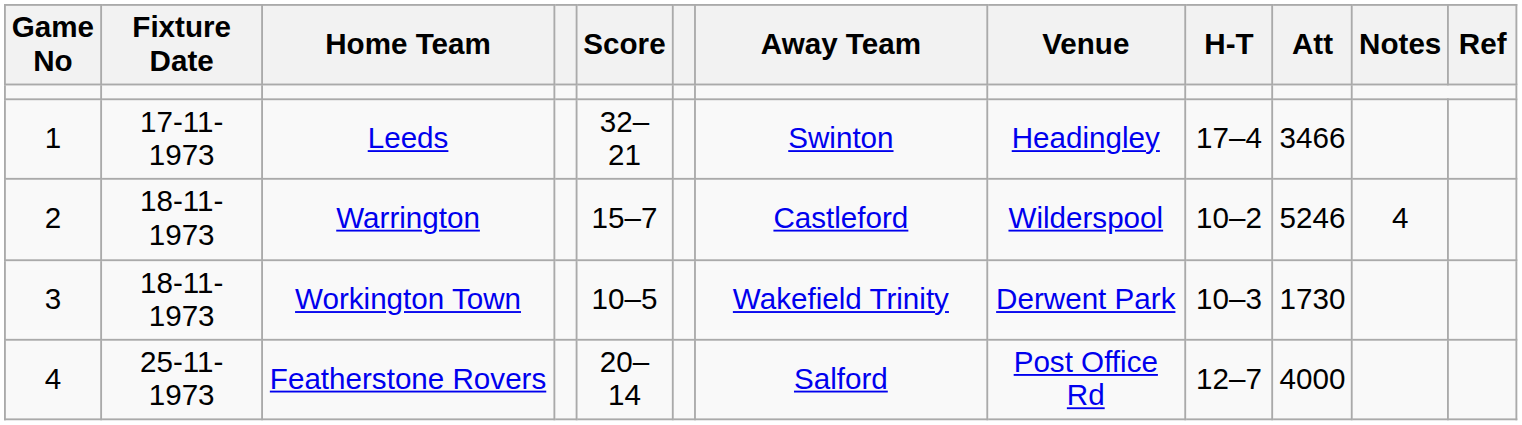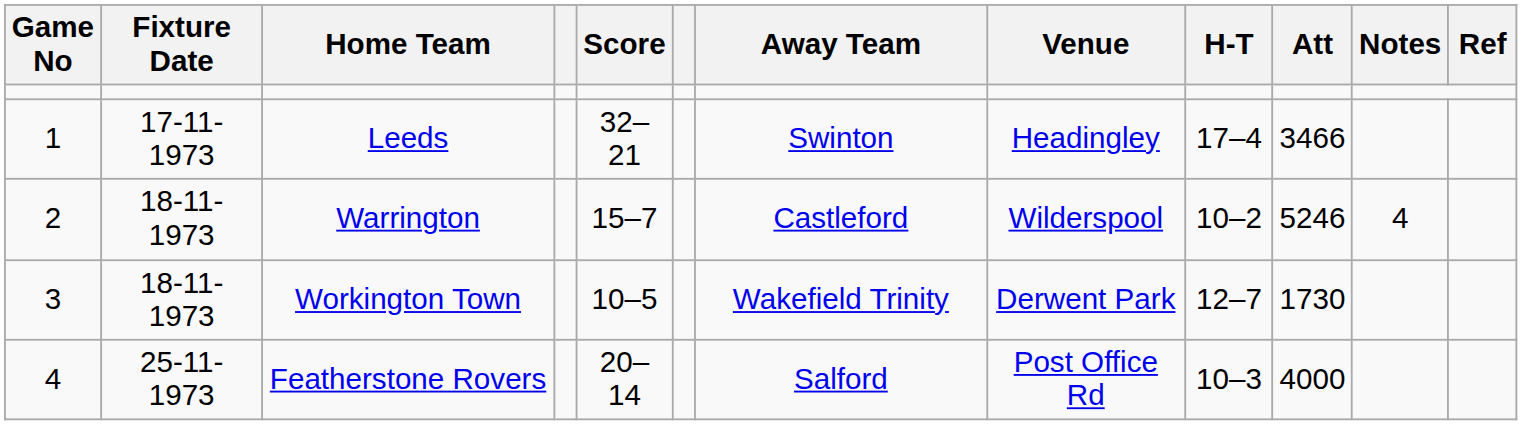(1229, 298) 10–3 -> (1229, 298) 12–7
(1229, 379) 12–7 -> (1229, 379) 10–3
